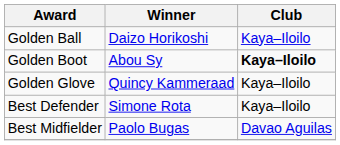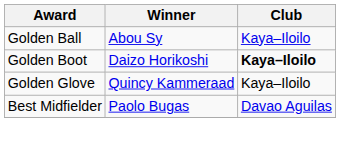(158, 38) Daizo Horikoshi -> (135, 38) Abou Sy
(135, 60) Abou Sy -> (158, 60) Daizo Horikoshi
- row: (53, 106)
